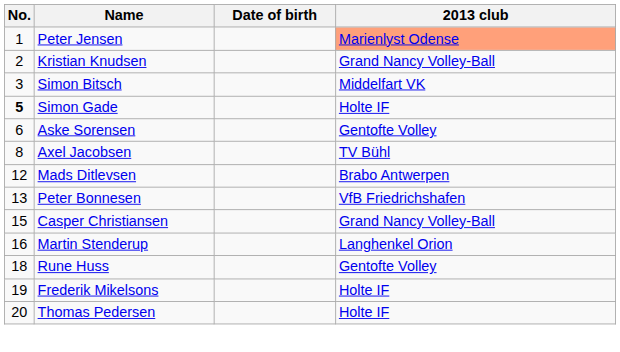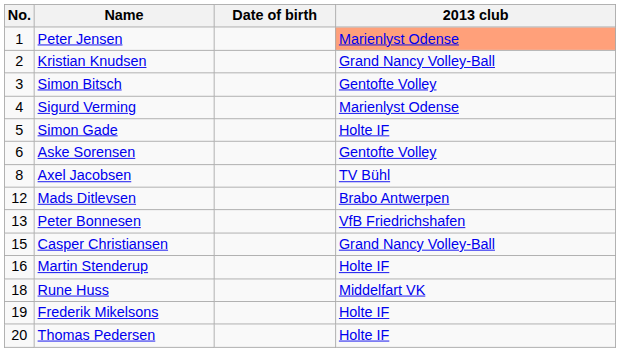(382, 84) Middelfart VK -> (388, 84) Gentofte Volley
+ row: (87, 107)
(19, 107) bold -> (19, 130) normal
(396, 244) Langhenkel Orion -> (364, 267) Holte IF
(388, 267) Gentofte Volley -> (382, 289) Middelfart VK
